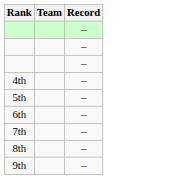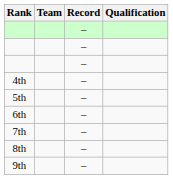+ column: (135, 13)
